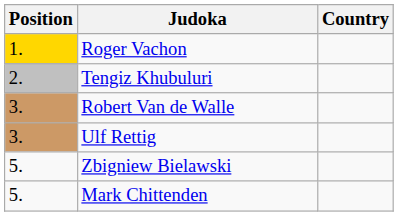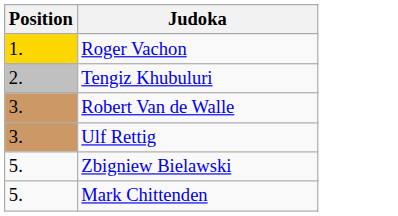- column: (355, 19)
